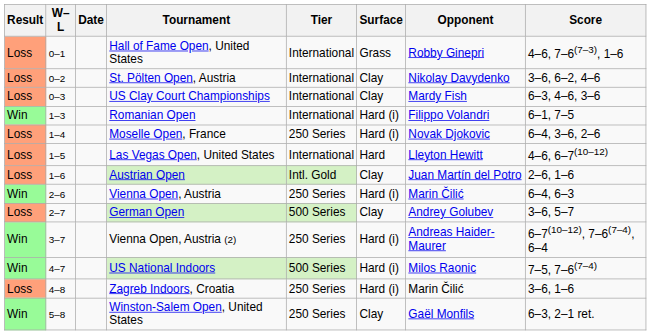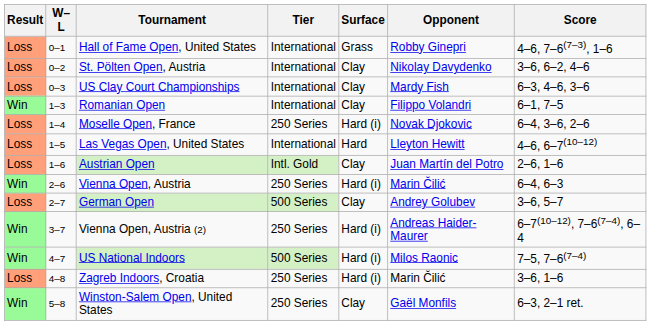- column: (91, 20)
(379, 115) Hard (i) -> (353, 105) Clay
